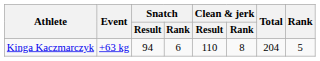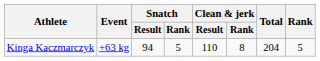(178, 47) 6 -> (178, 47) 5
